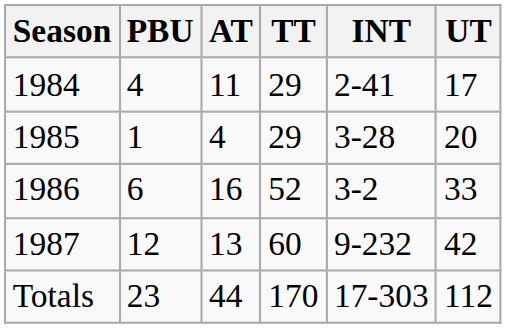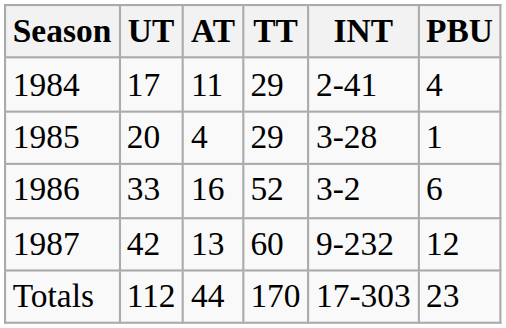columns swapped: (469, 31) <-> (160, 31)
